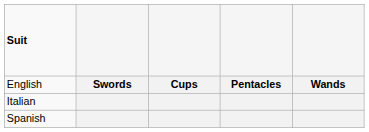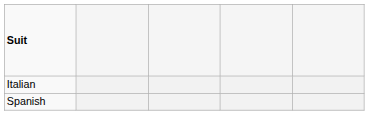- row: (24, 84)
